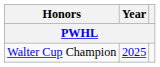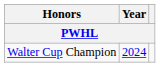(134, 52) 2025 -> (134, 52) 2024
